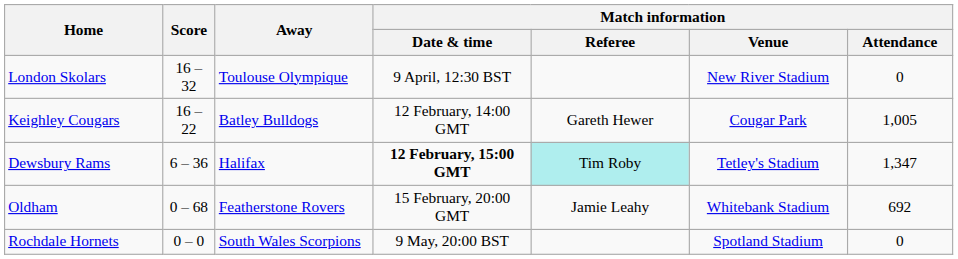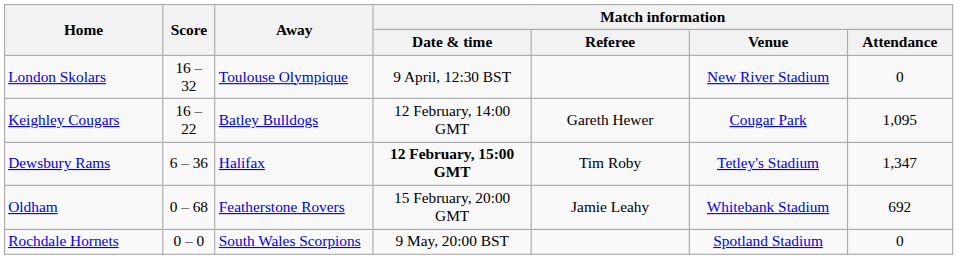(900, 119) 1,005 -> (900, 119) 1,095
(610, 163) paleturquoise background -> (610, 163) no background
